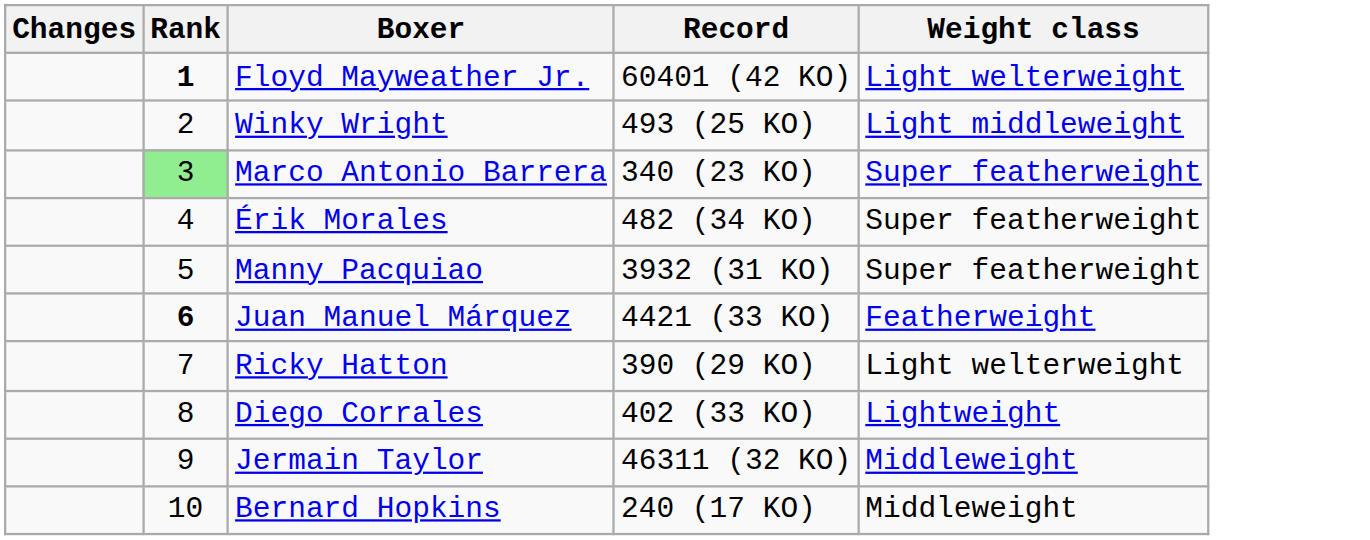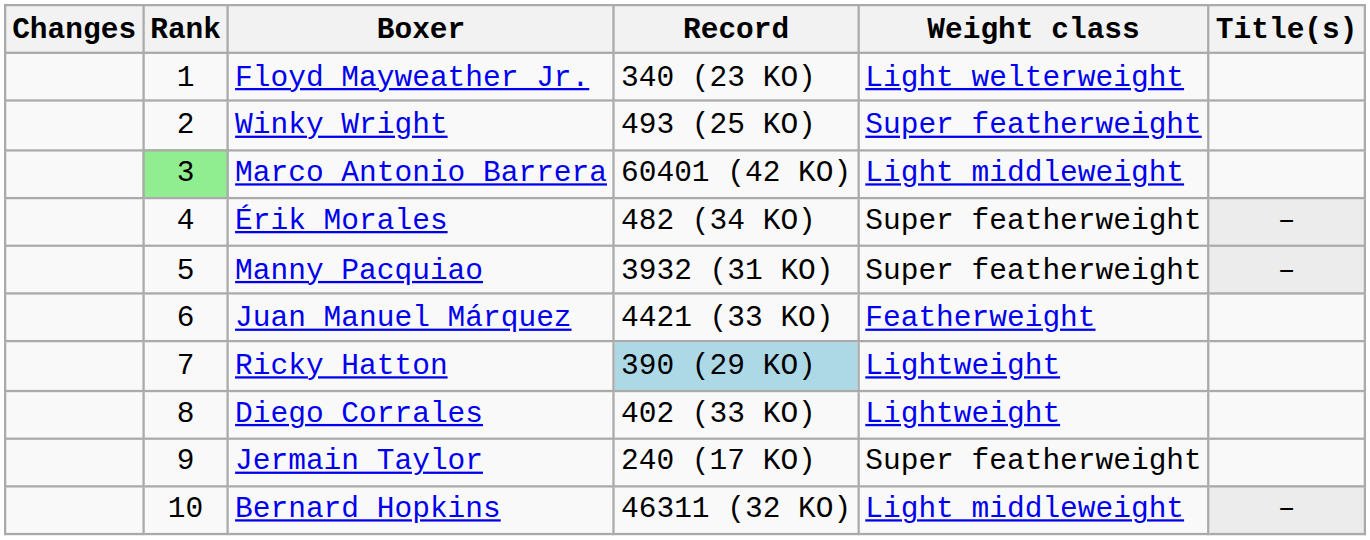+ column: (1287, 29)
(186, 77) bold -> (186, 77) normal
(736, 77) 60401 (42 KO) -> (718, 77) 340 (23 KO)
(1025, 125) Light middleweight -> (1034, 125) Super featherweight
(718, 173) 340 (23 KO) -> (736, 173) 60401 (42 KO)
(1034, 173) Super featherweight -> (1025, 173) Light middleweight
(186, 318) bold -> (186, 318) normal
(718, 366) no background -> (718, 366) lightblue background
(1025, 366) Light welterweight -> (963, 366) Lightweight
(736, 462) 46311 (32 KO) -> (718, 462) 240 (17 KO)
(972, 462) Middleweight -> (1034, 462) Super featherweight
(718, 510) 240 (17 KO) -> (736, 510) 46311 (32 KO)
(972, 510) Middleweight -> (1025, 510) Light middleweight
